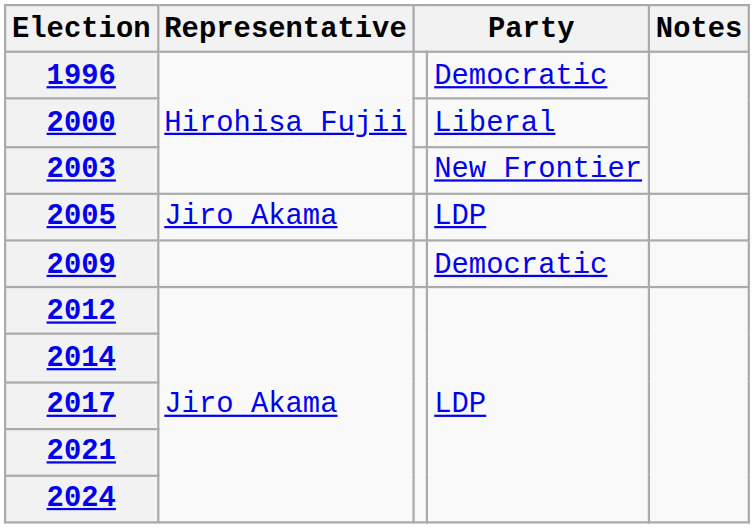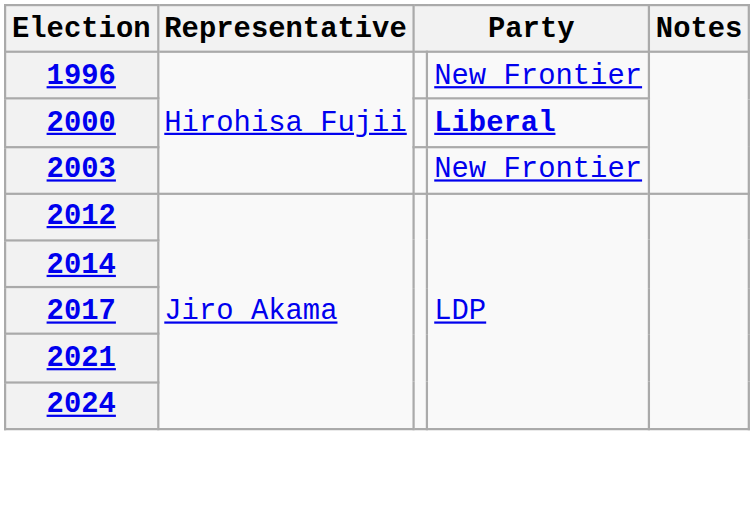(521, 76) Democratic -> (538, 76) New Frontier
(495, 123) normal -> (495, 123) bold
- row: (81, 217)
- row: (81, 264)
